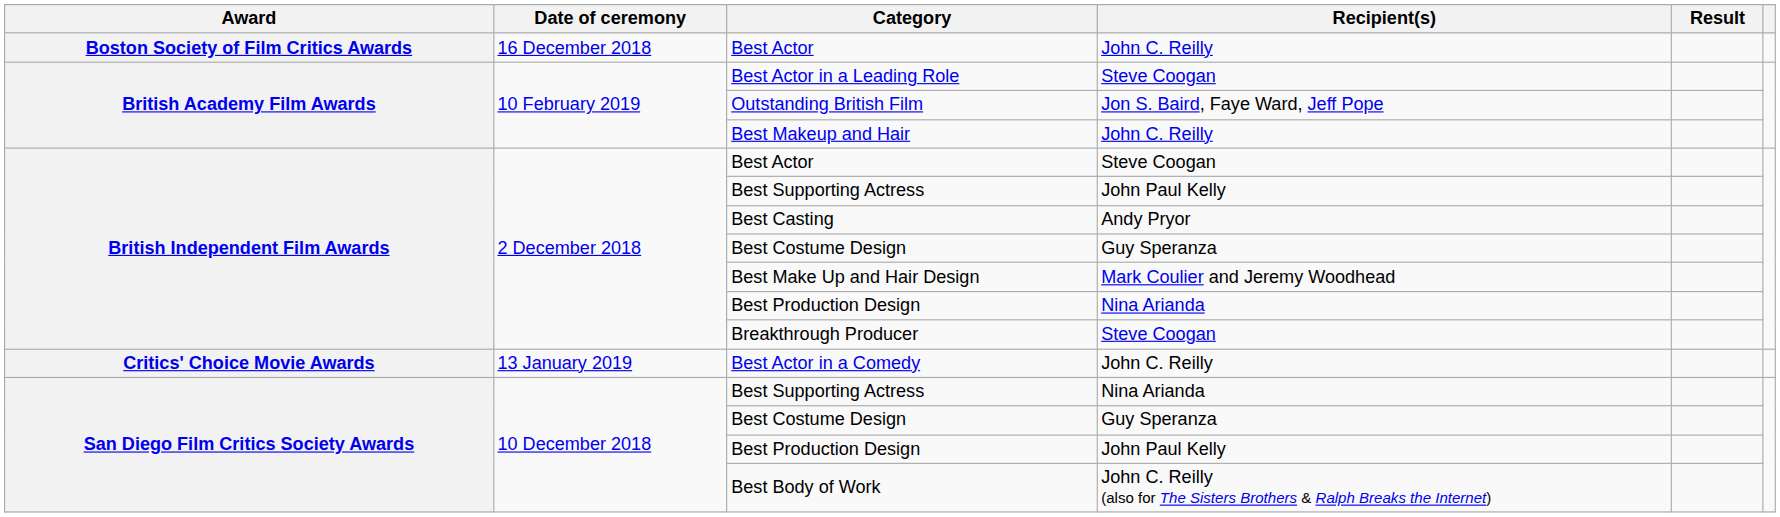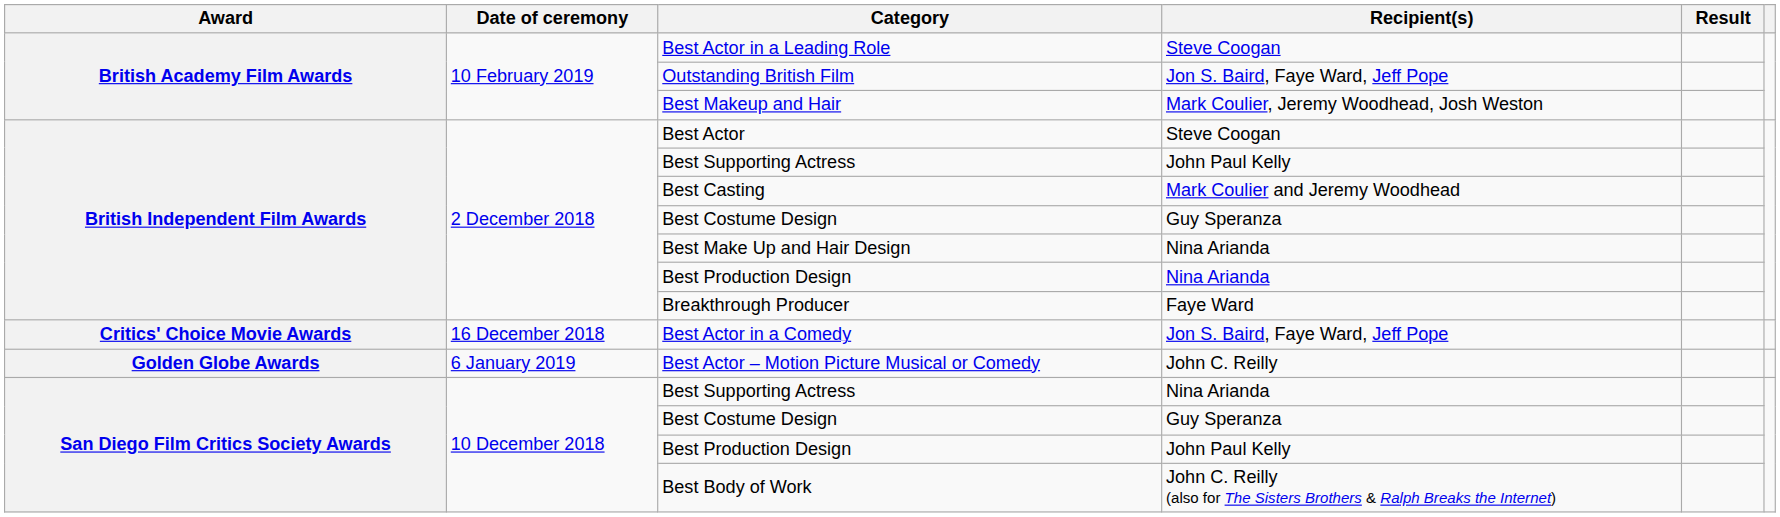- row: (249, 47)
(1157, 133) John C. Reilly -> (1355, 104) Mark Coulier, Jeremy Woodhead, Josh Weston
(1146, 219) Andy Pryor -> (1313, 190) Mark Coulier and Jeremy Woodhead
(1248, 276) Mark Coulier and Jeremy Woodhead -> (1218, 248) Nina Arianda
(1159, 334) Steve Coogan -> (1210, 305) Faye Ward
(565, 362) 13 January 2019 -> (528, 334) 16 December 2018
(1157, 362) John C. Reilly -> (1307, 334) Jon S. Baird, Faye Ward, Jeff Pope
+ row: (226, 362)
